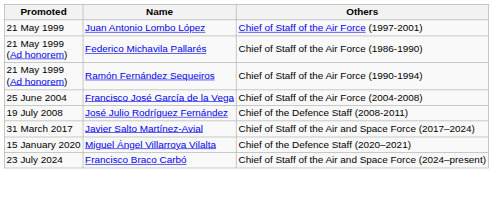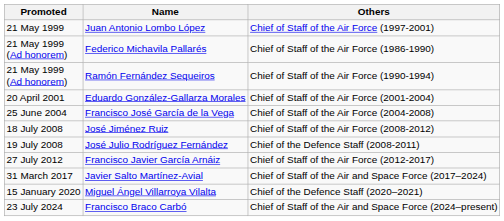+ row: (165, 97)
+ row: (127, 129)
+ row: (153, 160)
